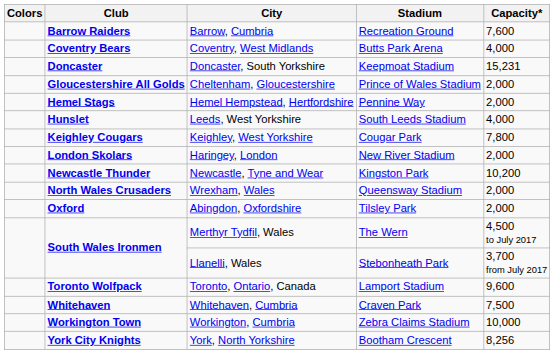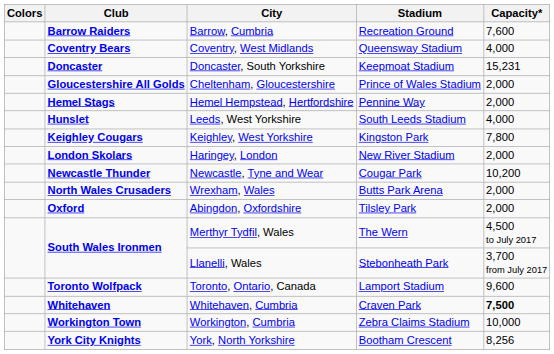(401, 48) Butts Park Arena -> (410, 48) Queensway Stadium
(390, 137) Cougar Park -> (394, 137) Kingston Park
(394, 173) Kingston Park -> (390, 173) Cougar Park
(410, 191) Queensway Stadium -> (401, 191) Butts Park Arena
(500, 305) normal -> (500, 305) bold
